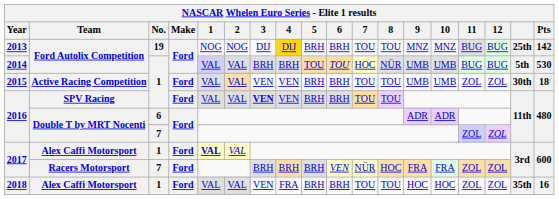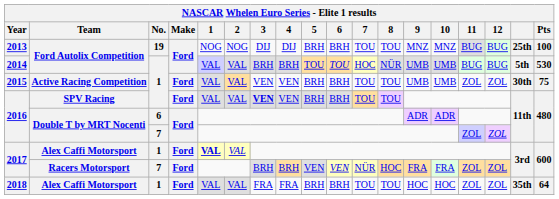(289, 47) gold background -> (289, 47) no background
(544, 47) 142 -> (544, 47) 100
(544, 82) 18 -> (544, 82) 75
(314, 168) BRH -> (314, 168) VEN
(263, 185) VEN -> (263, 185) FRA
(544, 185) 16 -> (544, 185) 64
